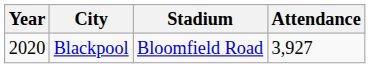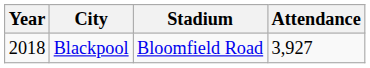(27, 47) 2020 -> (27, 47) 2018
